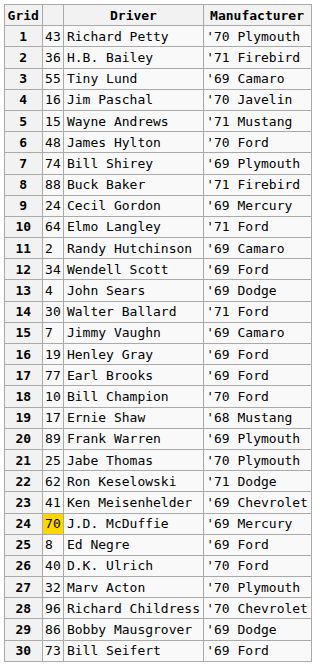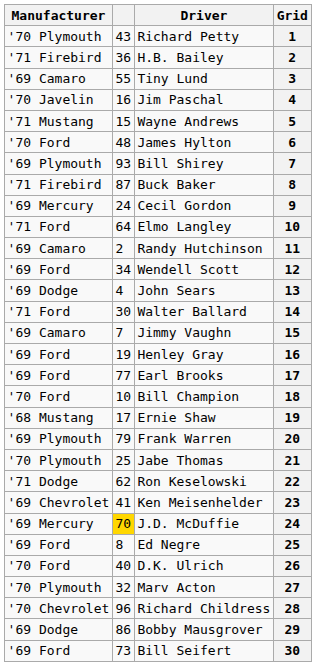columns swapped: (23, 15) <-> (257, 15)
(53, 163) 74 -> (123, 163) 93
(53, 185) 88 -> (123, 185) 87
(53, 439) 89 -> (123, 439) 79
